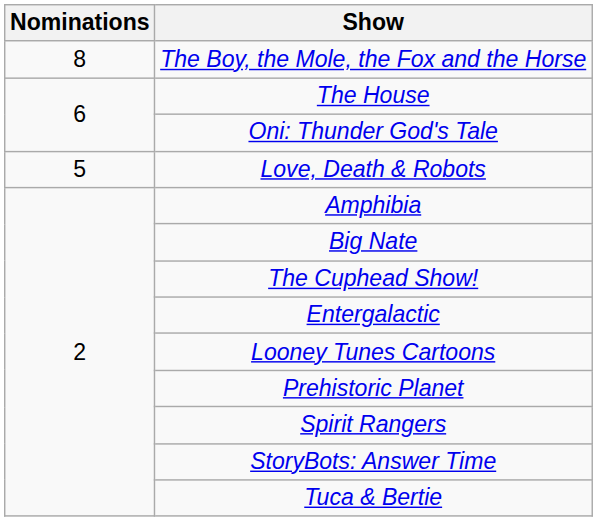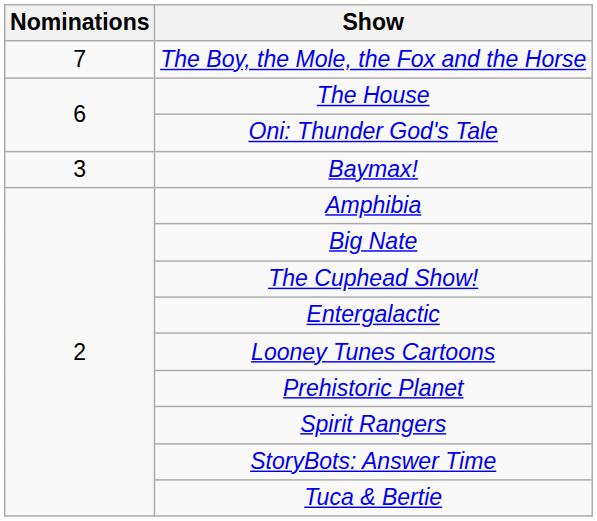(80, 59) 8 -> (80, 59) 7
- row: (373, 168)
+ row: (373, 168)
